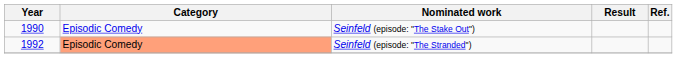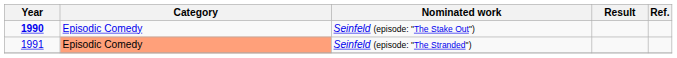(32, 28) normal -> (32, 28) bold
(32, 45) 1992 -> (32, 45) 1991
